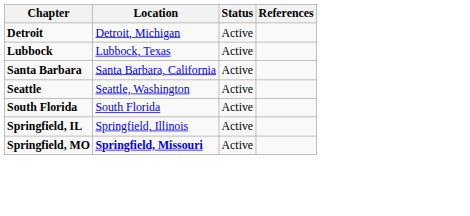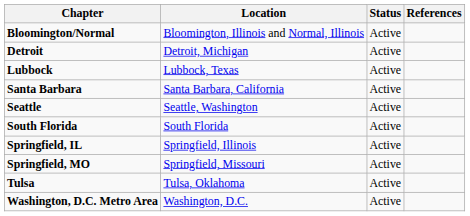+ row: (61, 32)
(149, 145) bold -> (214, 164) normal
+ row: (21, 182)
+ row: (83, 201)
